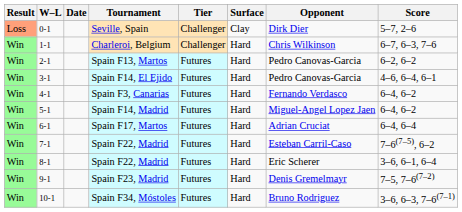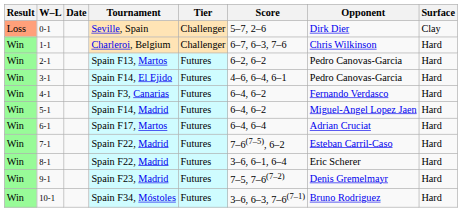columns swapped: (247, 12) <-> (418, 12)
